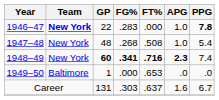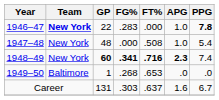(128, 42) .268 -> (128, 42) .000
(128, 73) .000 -> (128, 73) .268
